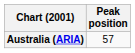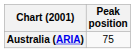(108, 39) 57 -> (108, 39) 75
